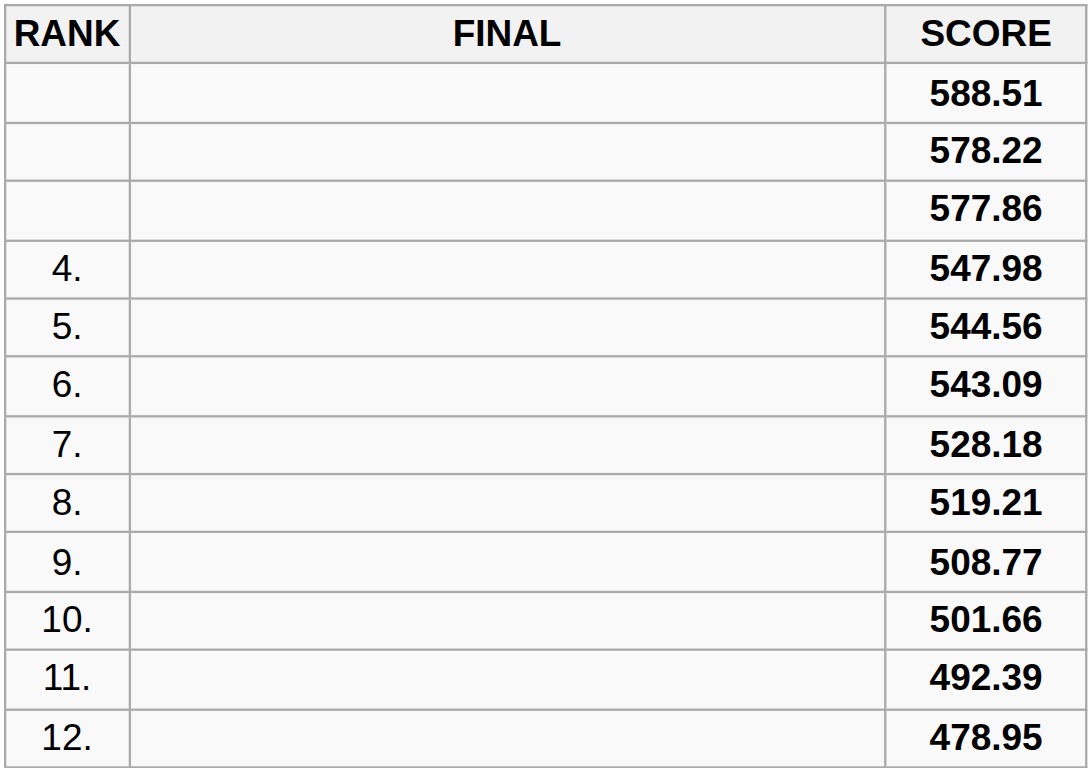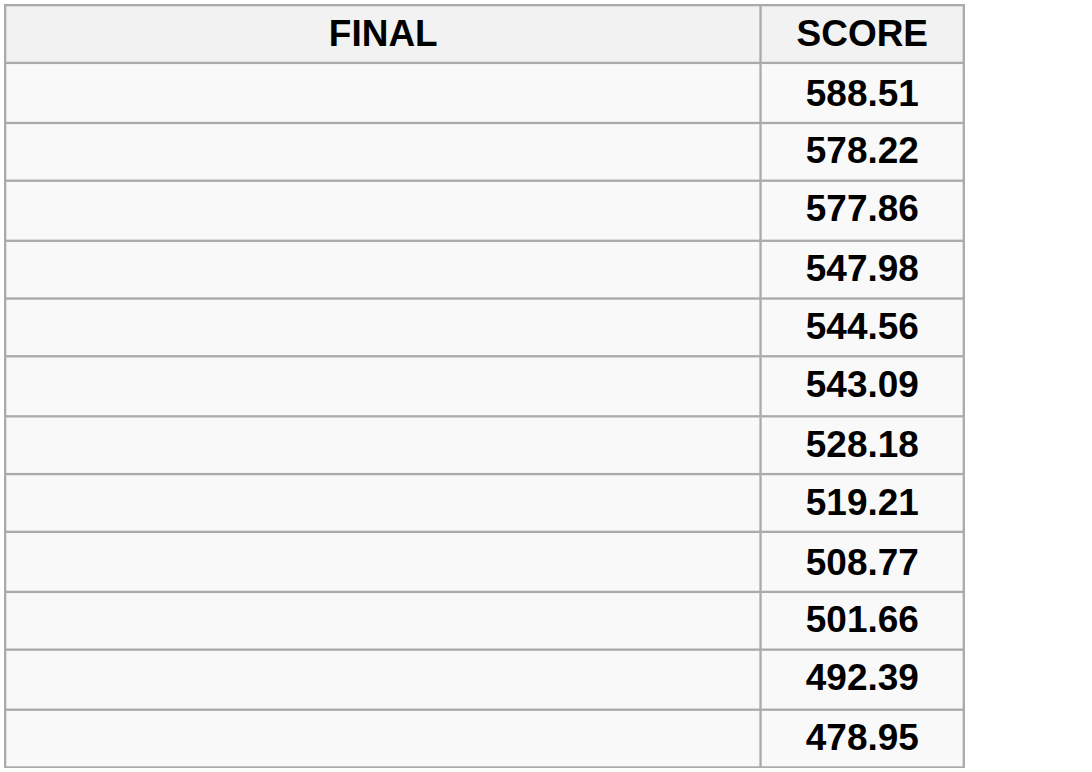- column: (67, 33)
